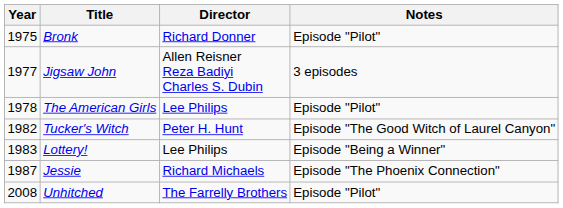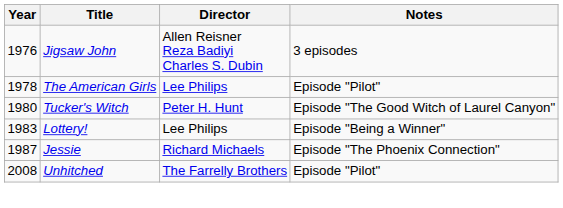- row: (60, 36)
(22, 72) 1977 -> (22, 51) 1976
(22, 129) 1982 -> (22, 108) 1980
